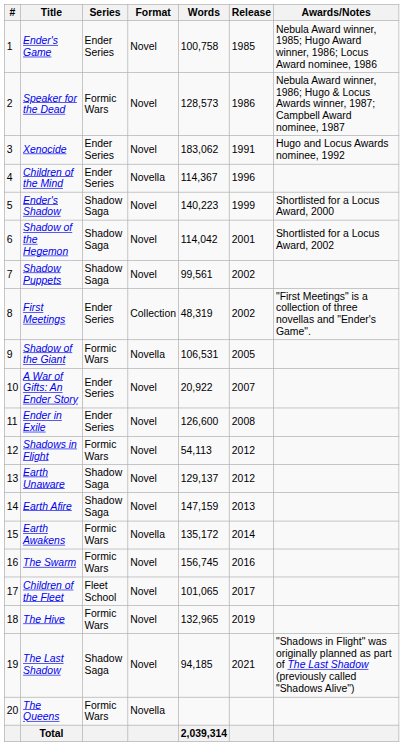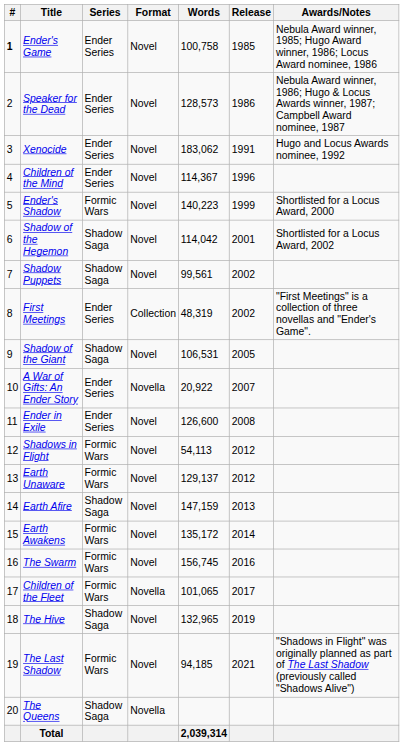(10, 46) normal -> (10, 46) bold
(100, 104) Formic Wars -> (99, 104) Ender Series
(148, 178) Novella -> (144, 178) Novel
(103, 206) Shadow Saga -> (100, 206) Formic Wars
(100, 354) Formic Wars -> (103, 354) Shadow Saga
(148, 354) Novella -> (144, 354) Novel
(144, 388) Novel -> (148, 388) Novella
(103, 478) Shadow Saga -> (100, 478) Formic Wars
(148, 535) Novella -> (144, 535) Novel
(100, 591) Fleet School -> (100, 591) Formic Wars
(144, 591) Novel -> (148, 591) Novella
(100, 619) Formic Wars -> (103, 619) Shadow Saga
(103, 665) Shadow Saga -> (100, 665) Formic Wars
(100, 711) Formic Wars -> (103, 711) Shadow Saga
